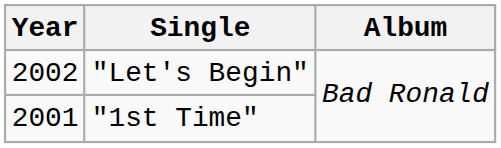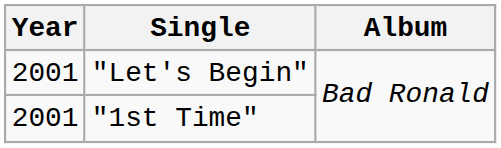(45, 73) 2002 -> (45, 73) 2001
